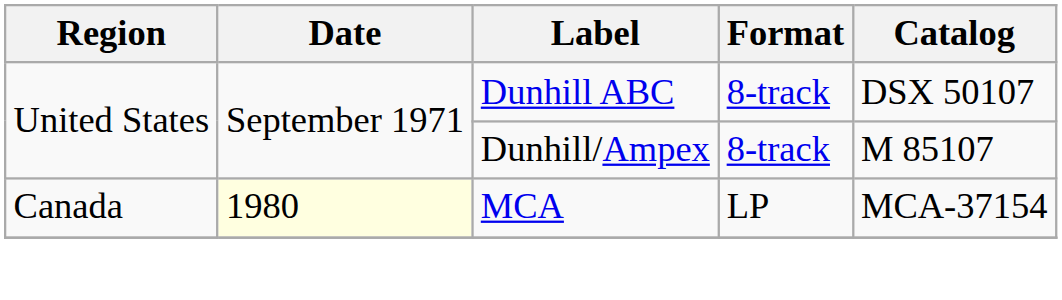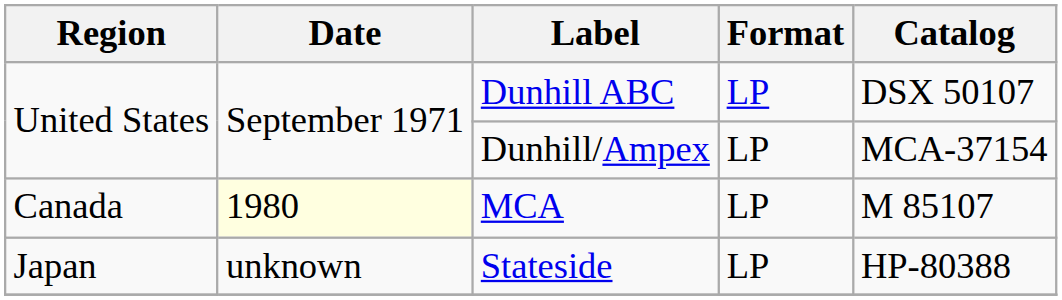(778, 91) 8-track -> (748, 91) LP
(778, 149) 8-track -> (748, 149) LP
(927, 149) M 85107 -> (954, 149) MCA-37154
(954, 206) MCA-37154 -> (927, 206) M 85107
+ row: (547, 264)
